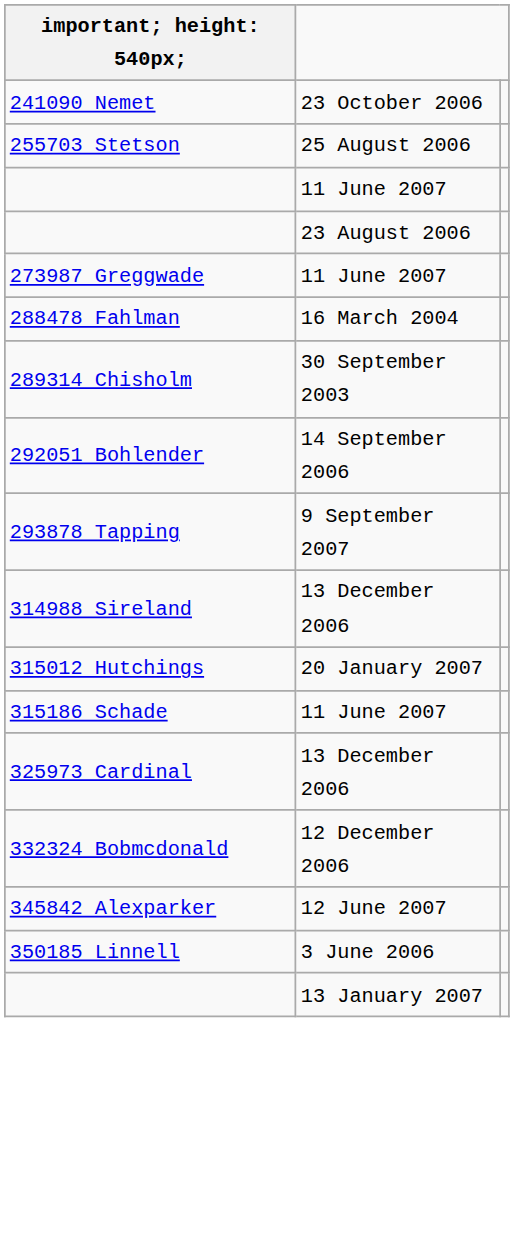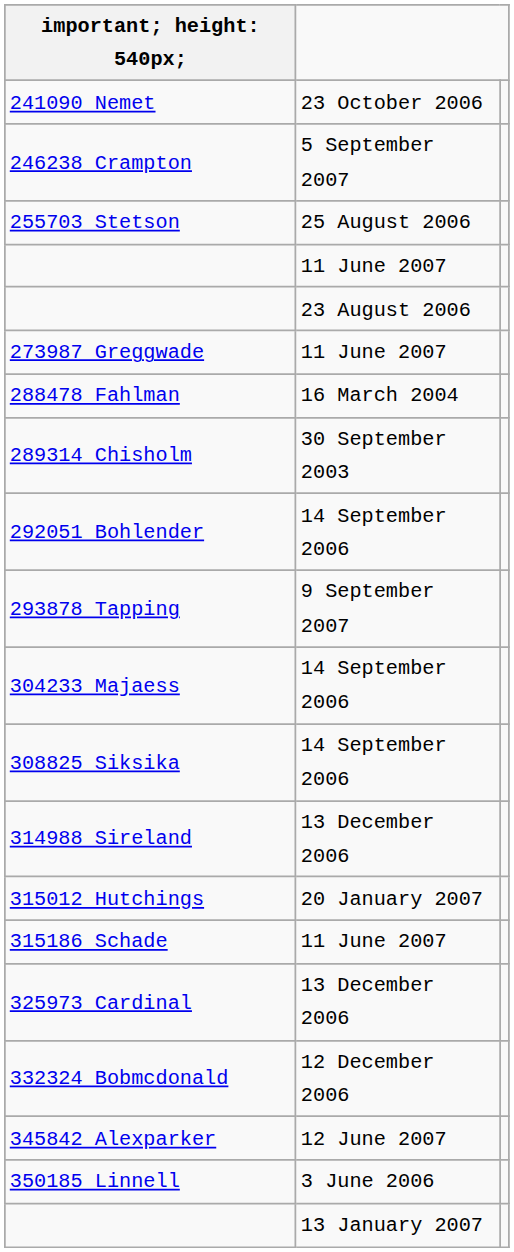+ row: (101, 162)
+ row: (95, 685)
+ row: (95, 762)
